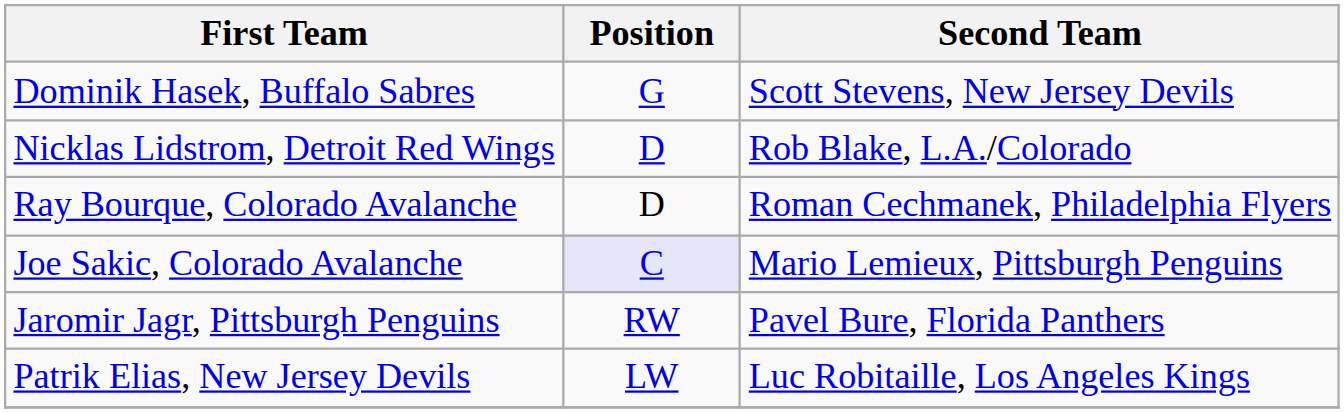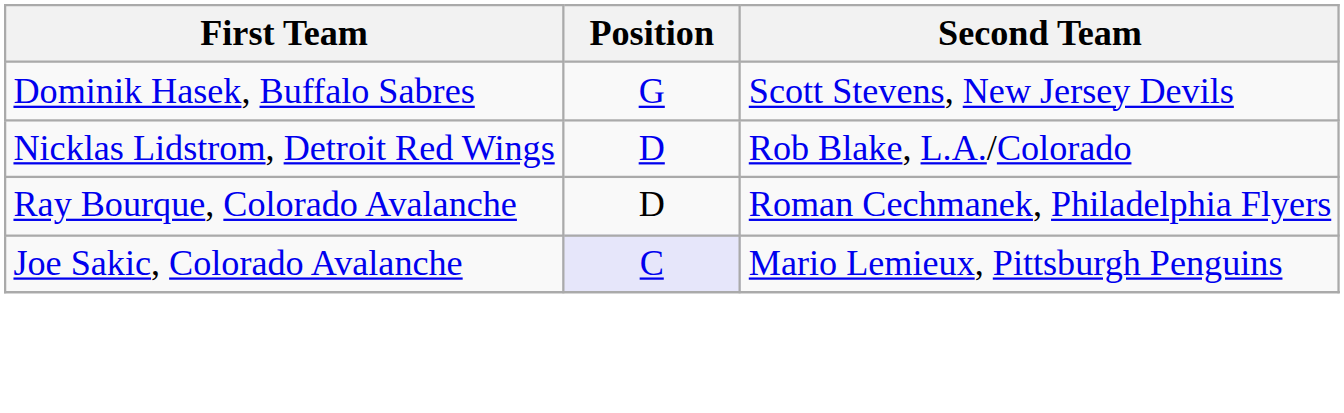- row: (256, 319)
- row: (242, 377)
